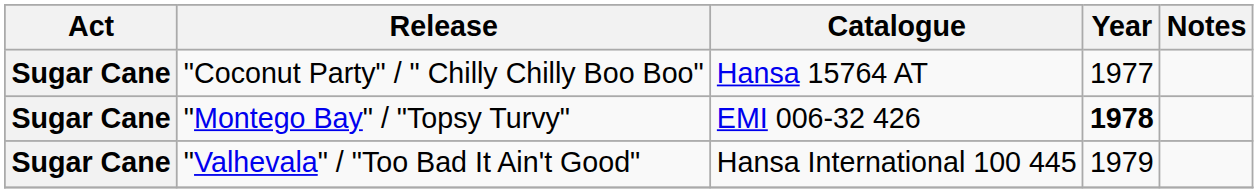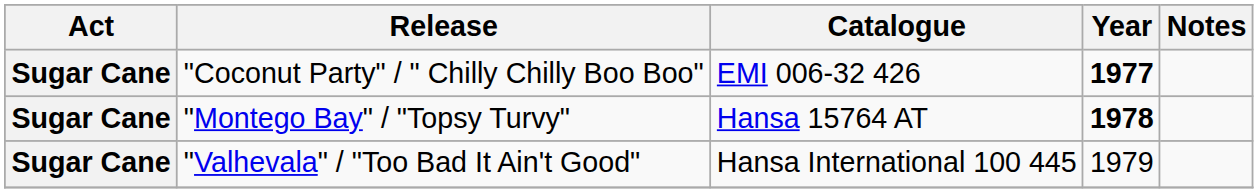(822, 72) Hansa 15764 AT -> (819, 72) EMI 006-32 426
(1122, 72) normal -> (1122, 72) bold
(819, 118) EMI 006-32 426 -> (822, 118) Hansa 15764 AT
